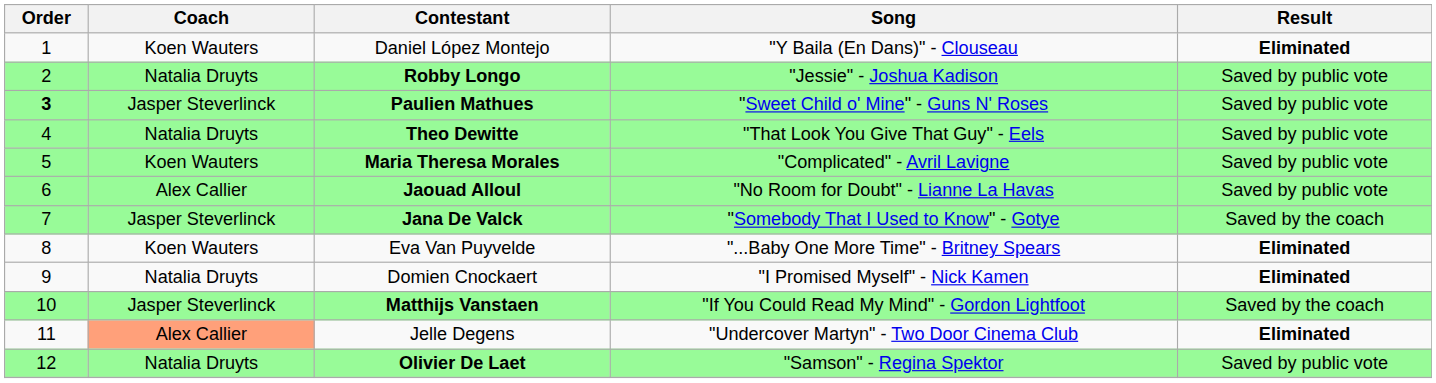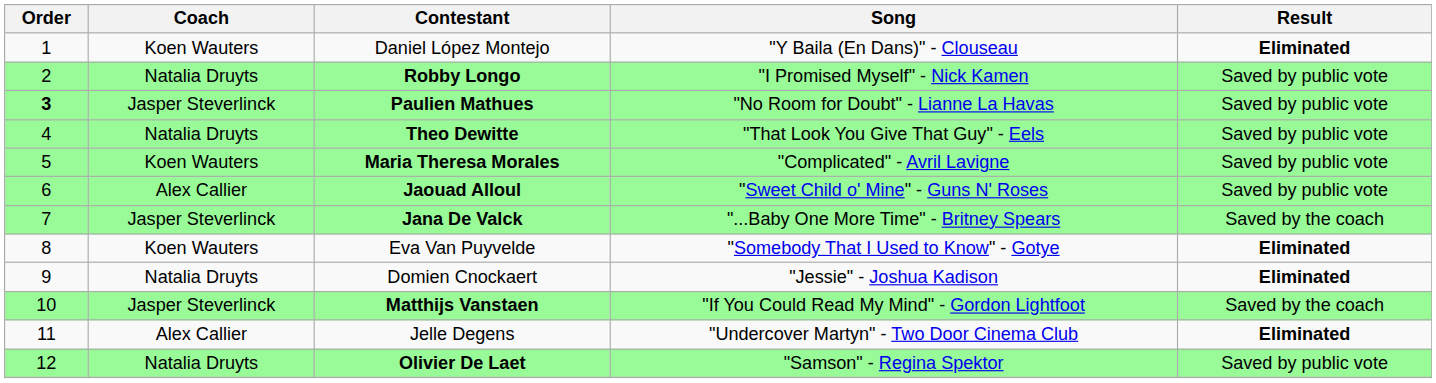(894, 76) "Jessie" - Joshua Kadison -> (894, 76) "I Promised Myself" - Nick Kamen
(894, 104) "Sweet Child o' Mine" - Guns N' Roses -> (894, 104) "No Room for Doubt" - Lianne La Havas
(894, 190) "No Room for Doubt" - Lianne La Havas -> (894, 190) "Sweet Child o' Mine" - Guns N' Roses
(894, 219) "Somebody That I Used to Know" - Gotye -> (894, 219) "...Baby One More Time" - Britney Spears
(894, 248) "...Baby One More Time" - Britney Spears -> (894, 248) "Somebody That I Used to Know" - Gotye
(894, 276) "I Promised Myself" - Nick Kamen -> (894, 276) "Jessie" - Joshua Kadison
(201, 334) lightsalmon background -> (201, 334) no background
